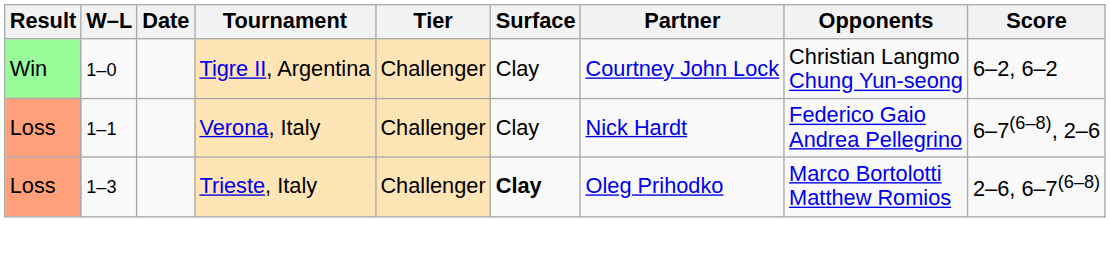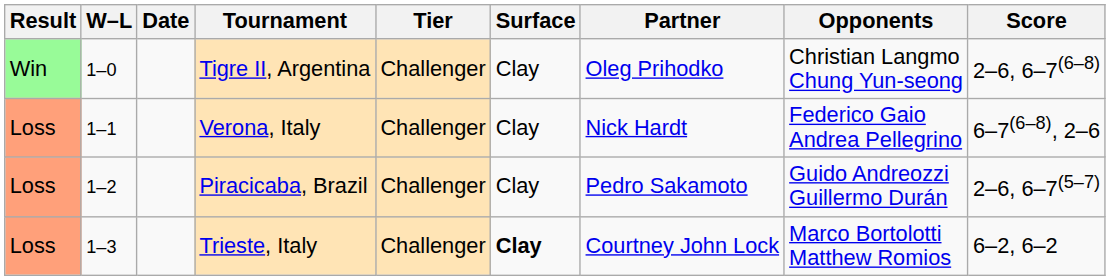(682, 68) Courtney John Lock -> (654, 68) Oleg Prihodko
(1015, 68) 6–2, 6–2 -> (1036, 68) 2–6, 6–7(6–8)
+ row: (283, 186)
(654, 186) Oleg Prihodko -> (682, 245) Courtney John Lock
(1036, 186) 2–6, 6–7(6–8) -> (1015, 245) 6–2, 6–2
